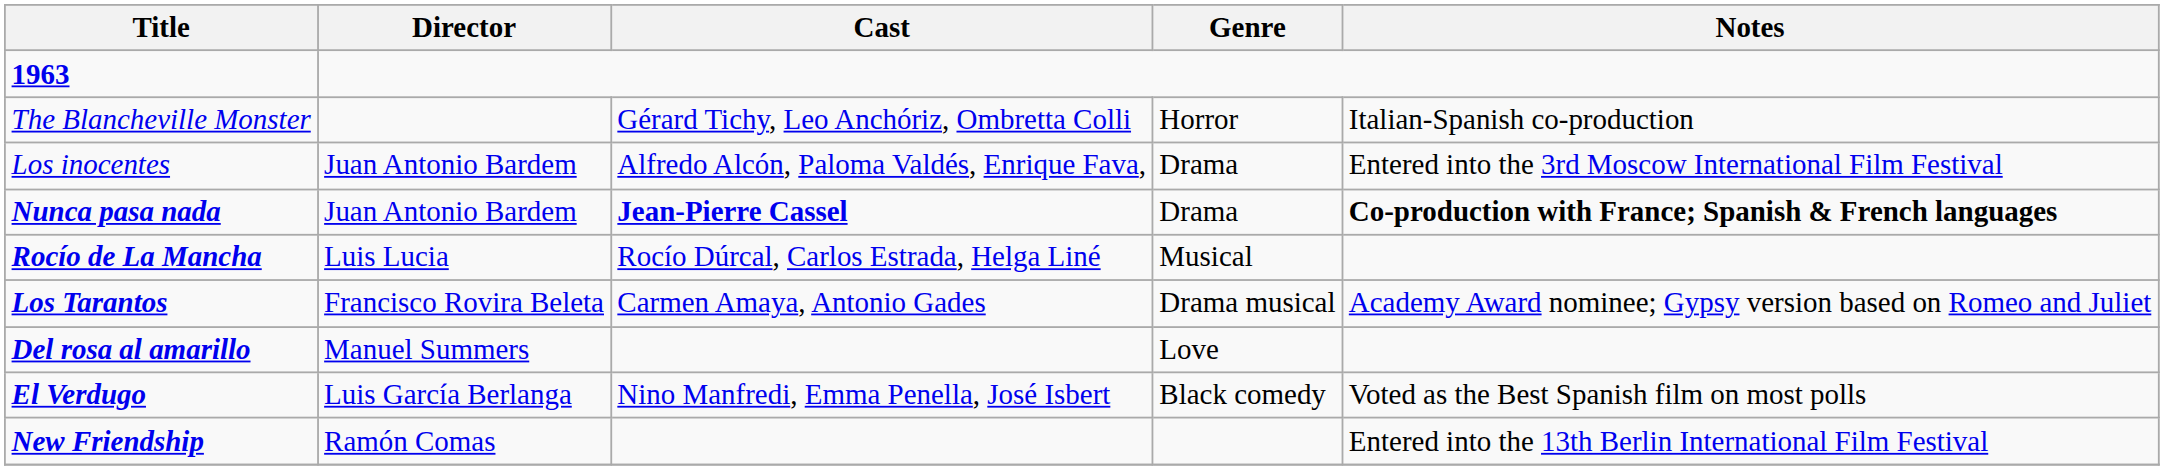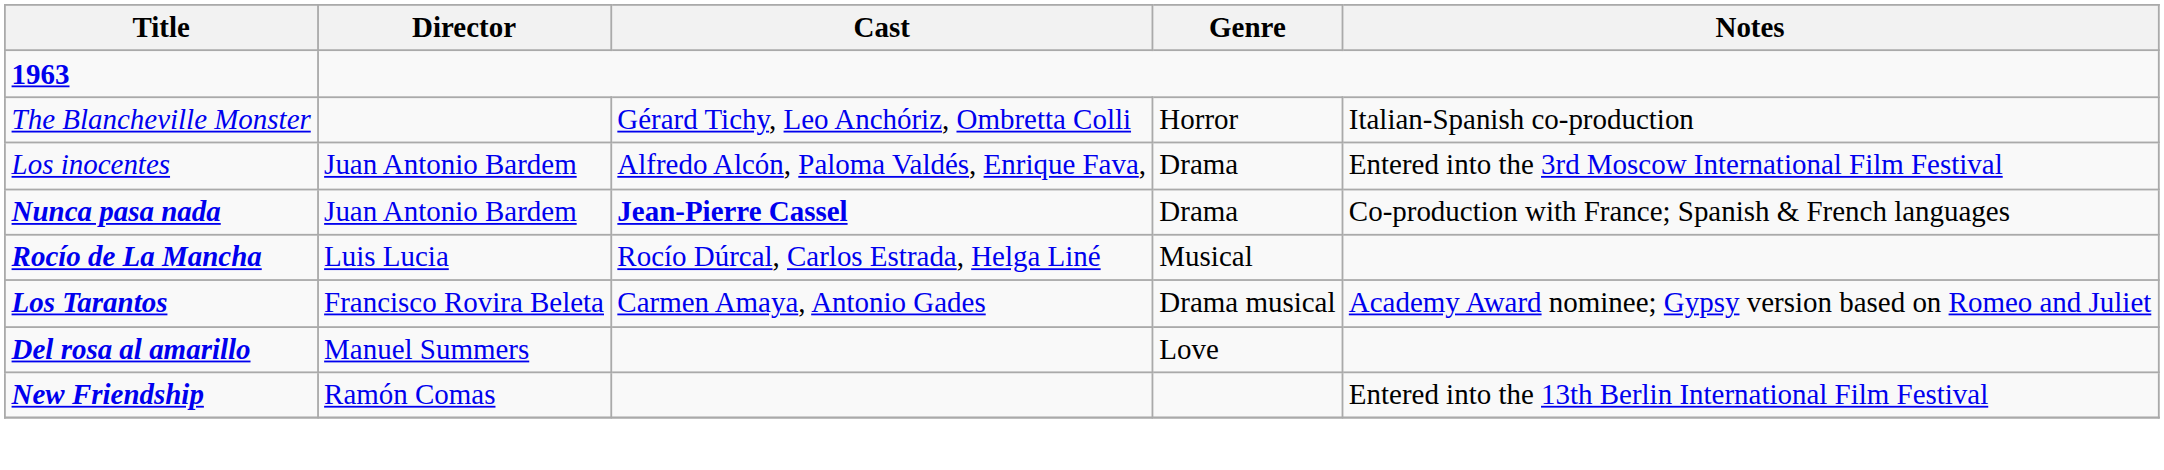(1703, 211) bold -> (1679, 211) normal
- row: (79, 394)
